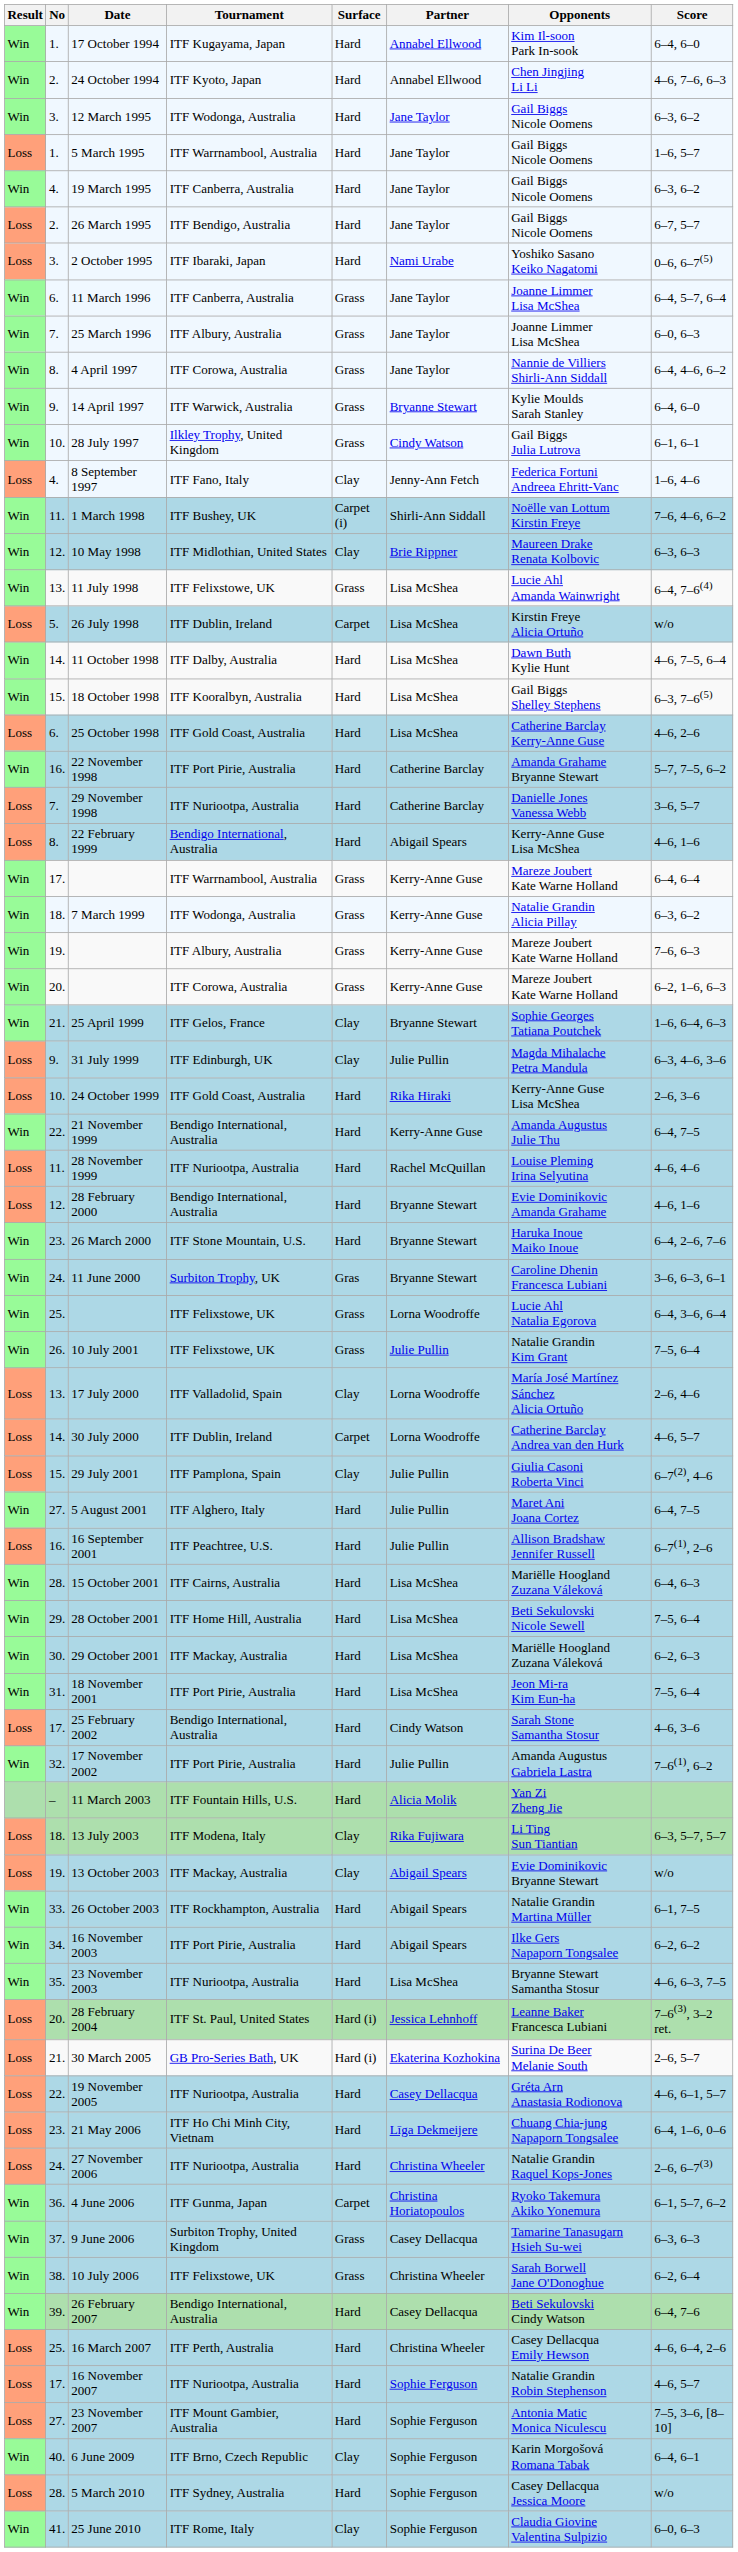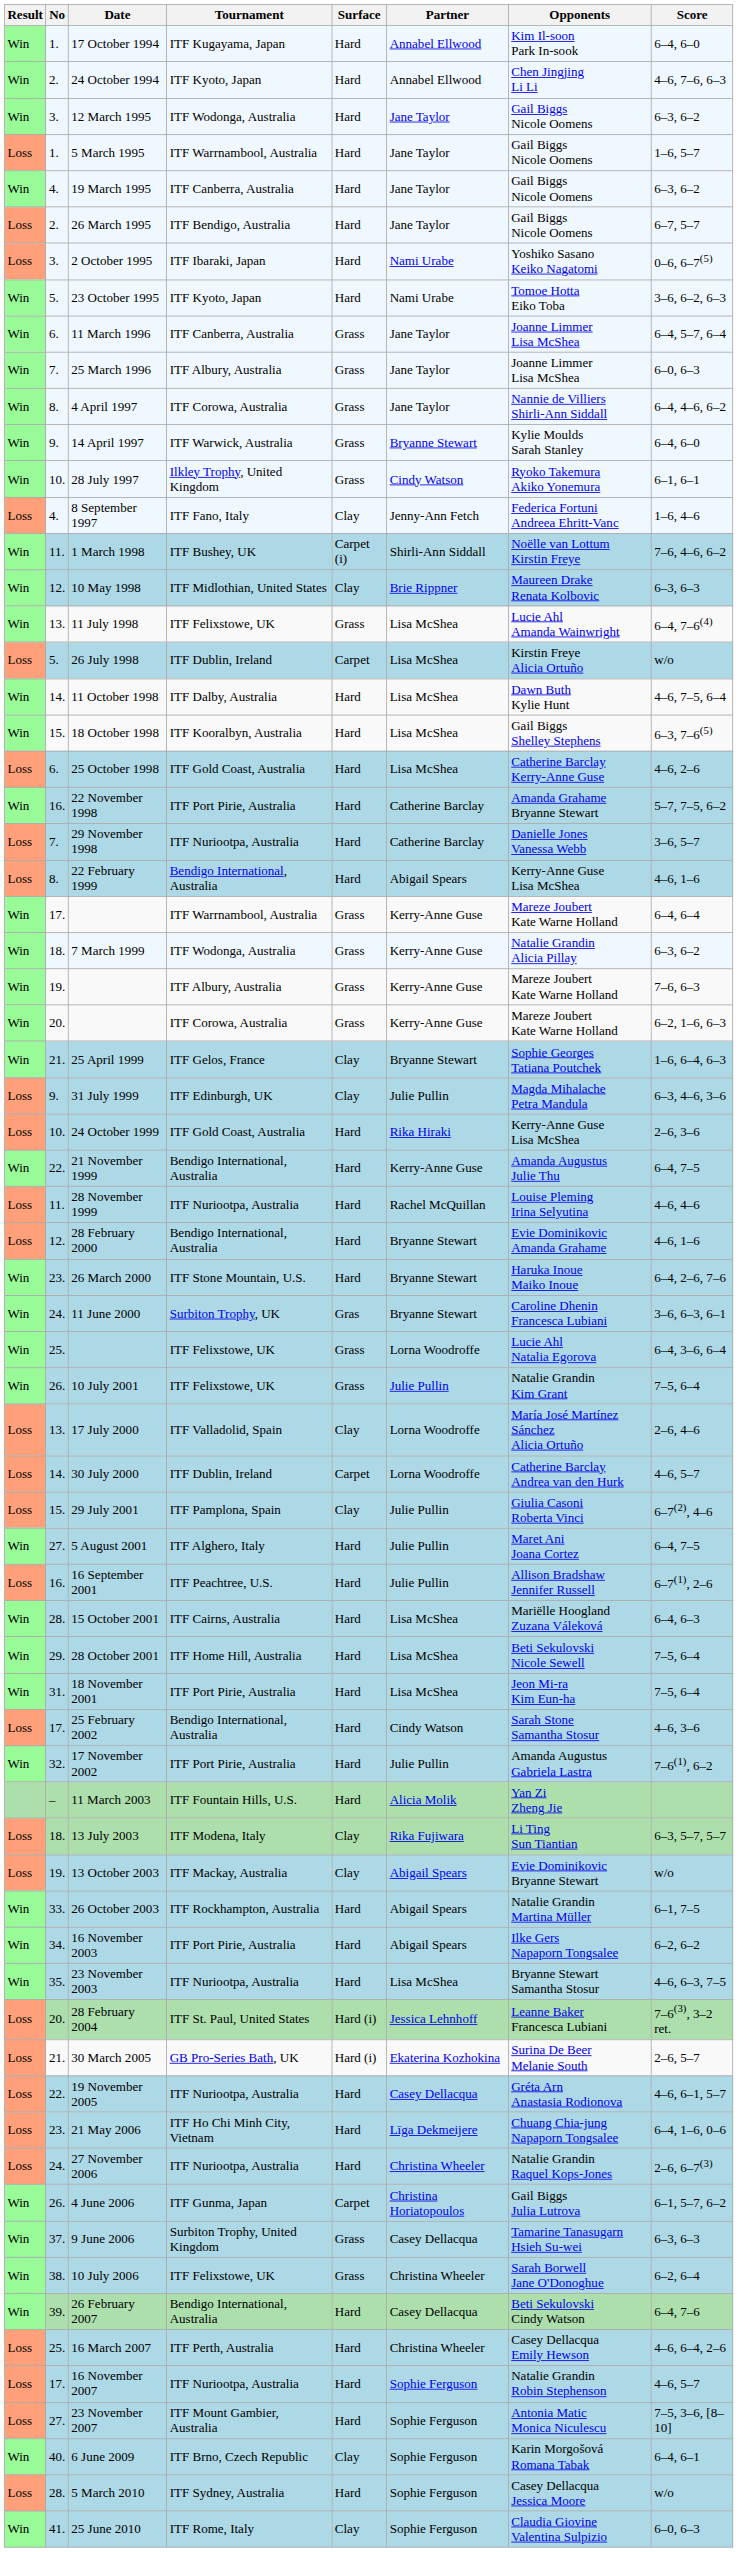+ row: (115, 297)
(546, 442) Gail Biggs Julia Lutrova -> (556, 478) Ryoko Takemura Akiko Yonemura
- row: (115, 1654)
(57, 2202) 36. -> (57, 2202) 26.
(556, 2202) Ryoko Takemura Akiko Yonemura -> (546, 2202) Gail Biggs Julia Lutrova
